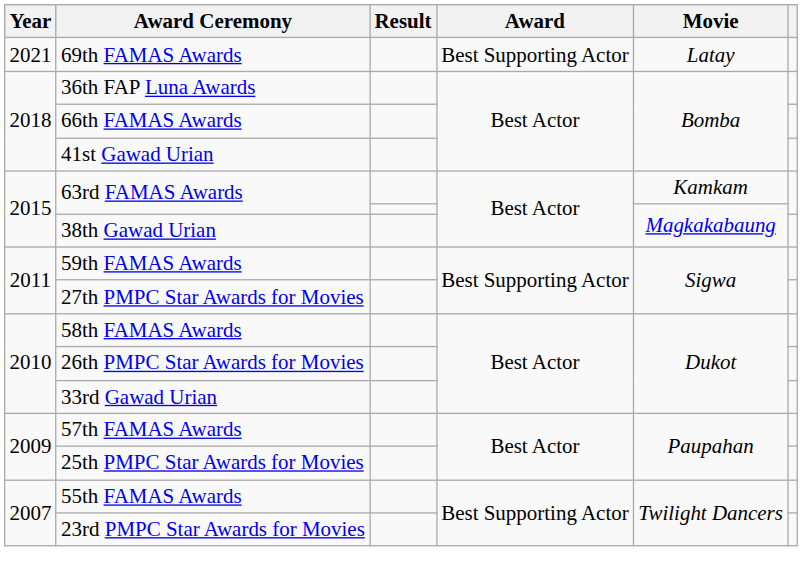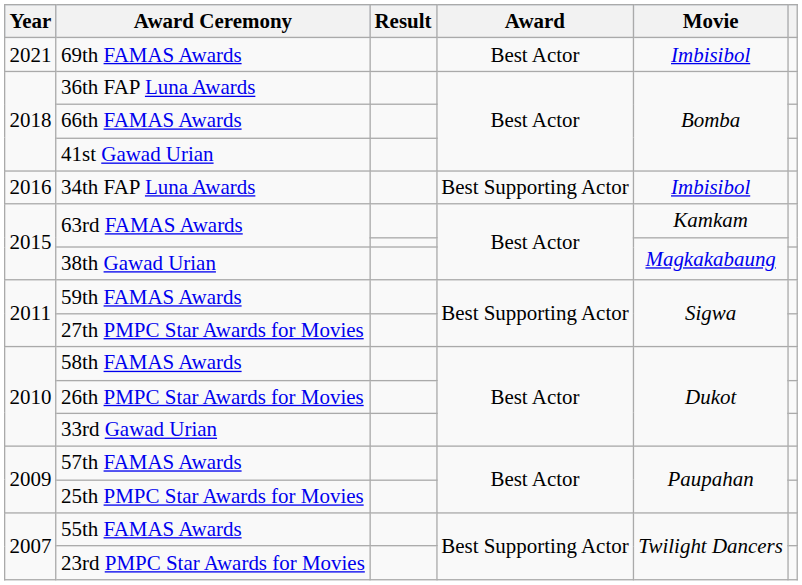(535, 54) Best Supporting Actor -> (535, 54) Best Actor
(711, 54) Latay -> (711, 54) Imbisibol
+ row: (30, 187)
